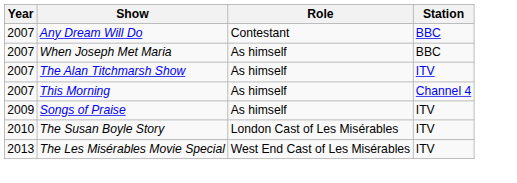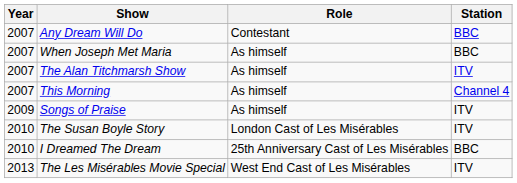+ row: (100, 149)
